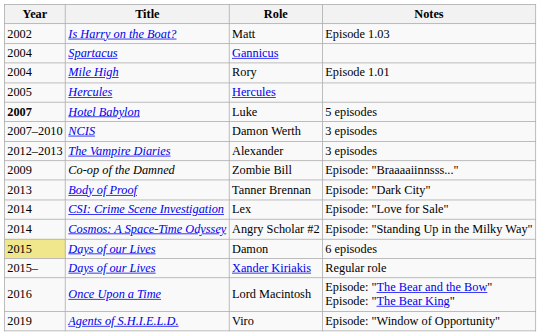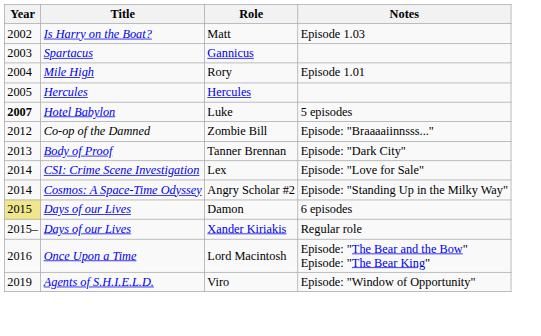(20, 53) 2004 -> (20, 53) 2003
- row: (266, 131)
- row: (258, 151)
(20, 170) 2009 -> (20, 131) 2012
